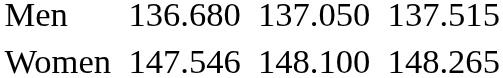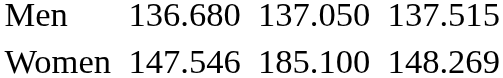(314, 61) 148.100 -> (314, 61) 185.100
(444, 61) 148.265 -> (444, 61) 148.269
